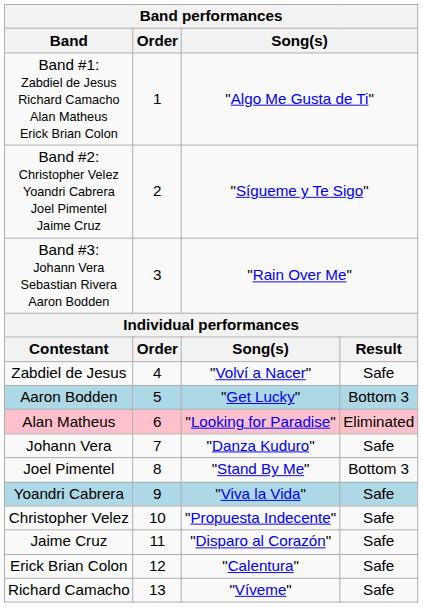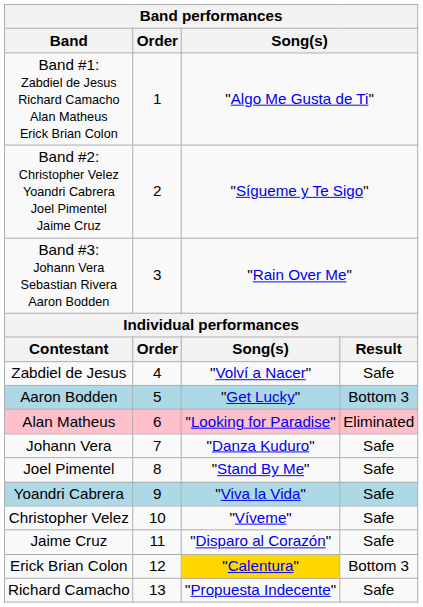(379, 469) Bottom 3 -> (379, 469) Safe
(261, 518) "Propuesta Indecente" -> (261, 518) "Víveme"
(261, 566) no background -> (261, 566) gold background
(379, 566) Safe -> (379, 566) Bottom 3
(261, 590) "Víveme" -> (261, 590) "Propuesta Indecente"
